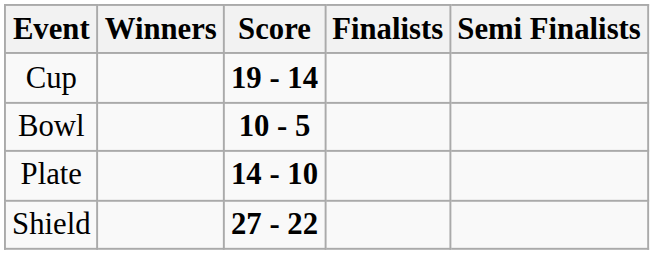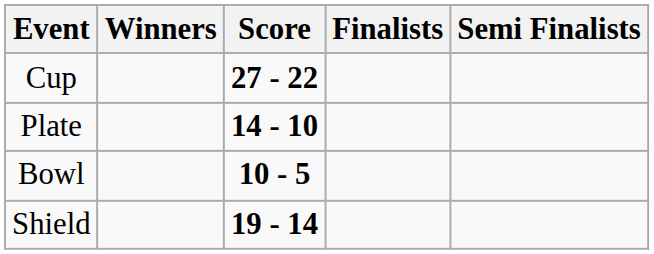(274, 77) 19 - 14 -> (274, 77) 27 - 22
rows swapped: (51, 175) <-> (51, 126)
(274, 223) 27 - 22 -> (274, 223) 19 - 14
